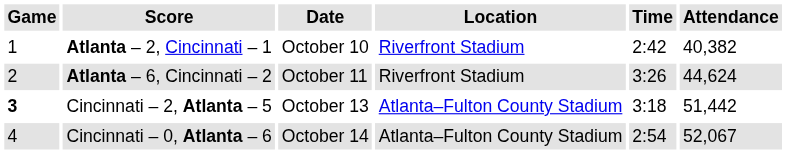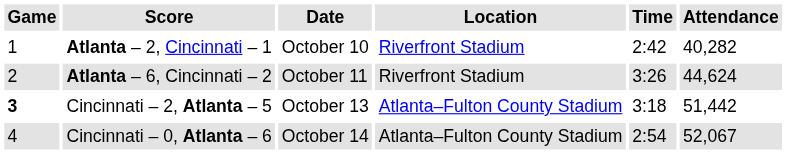(710, 47) 40,382 -> (710, 47) 40,282
